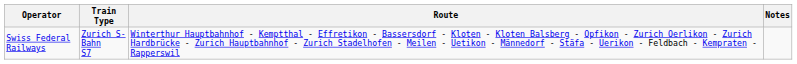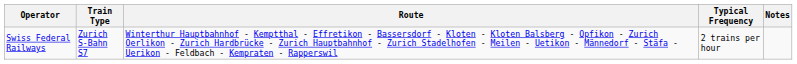+ column: (731, 16)
